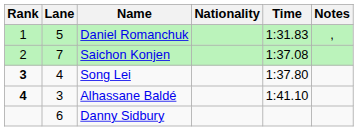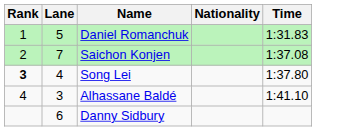- column: (332, 14)
(23, 95) bold -> (23, 95) normal
